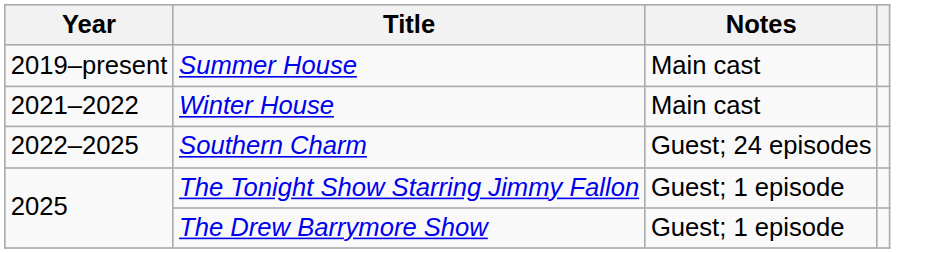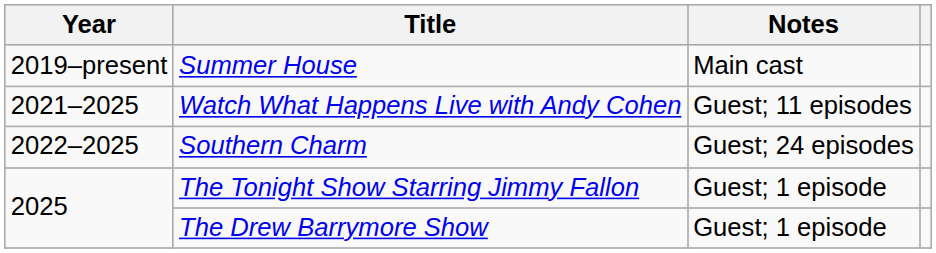- row: (257, 106)
+ row: (430, 106)
